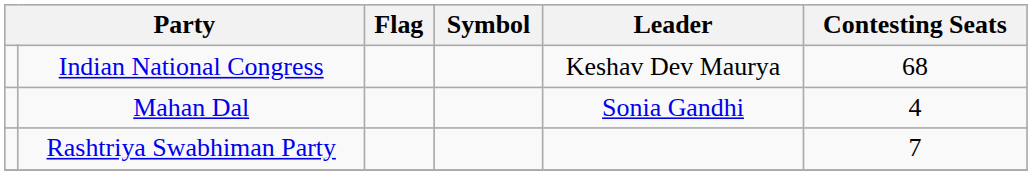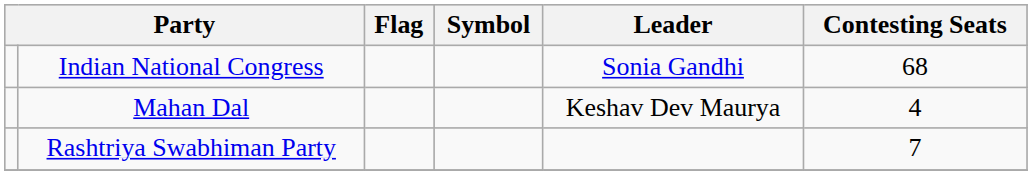(673, 66) Keshav Dev Maurya -> (673, 66) Sonia Gandhi
(673, 107) Sonia Gandhi -> (673, 107) Keshav Dev Maurya
